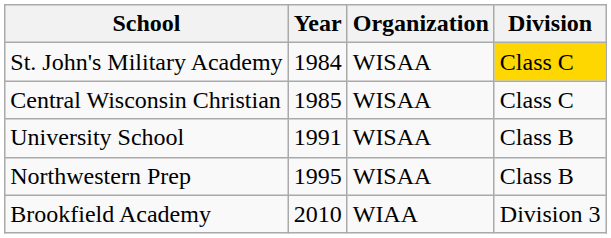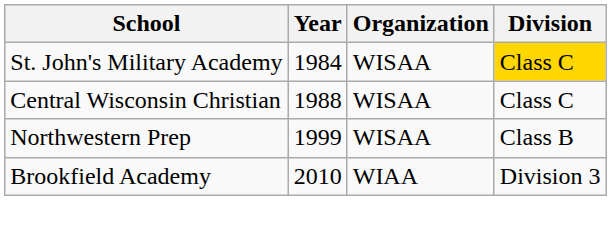(318, 99) 1985 -> (318, 99) 1988
- row: (97, 137)
(318, 175) 1995 -> (318, 137) 1999
